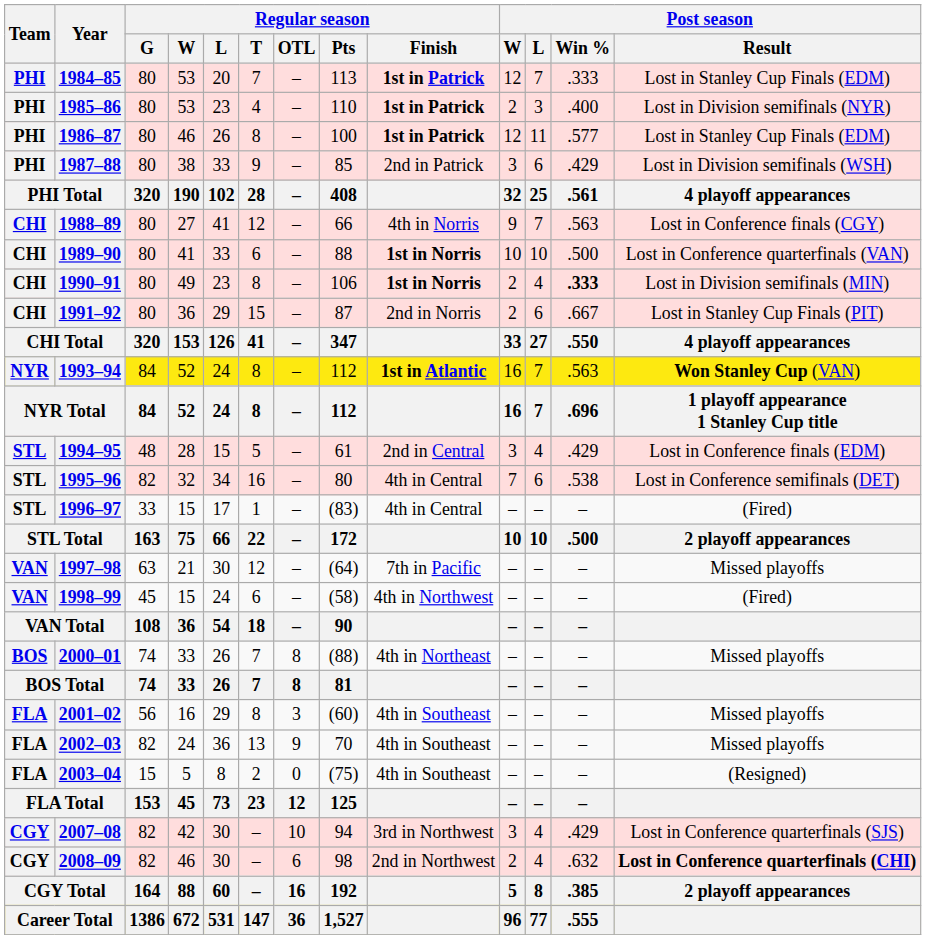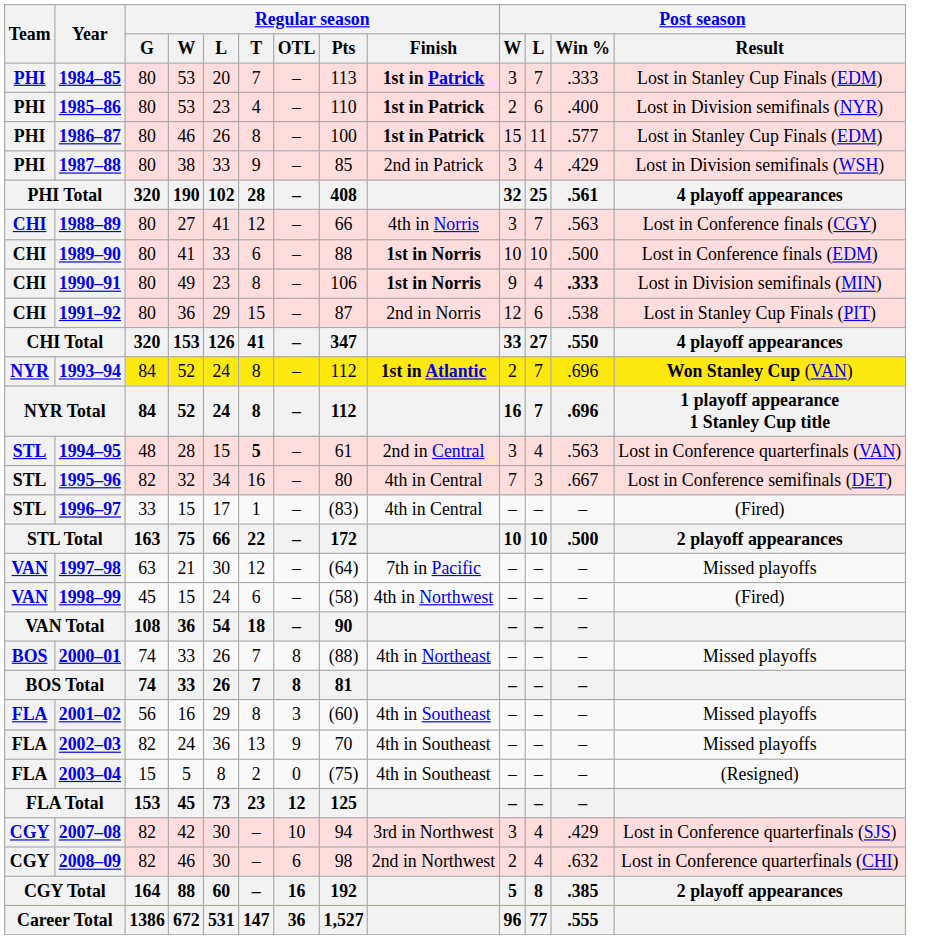(512, 77) 12 -> (512, 77) 3
(538, 107) 3 -> (538, 107) 6
(512, 136) 12 -> (512, 136) 15
(538, 165) 6 -> (538, 165) 4
(512, 224) 9 -> (512, 224) 3
(767, 253) Lost in Conference quarterfinals (VAN) -> (760, 253) Lost in Conference finals (EDM)
(512, 283) 2 -> (512, 283) 9
(512, 312) 2 -> (512, 312) 12
(583, 312) .667 -> (583, 312) .538
(512, 371) 16 -> (512, 371) 2
(583, 371) .563 -> (583, 371) .696
(256, 450) normal -> (256, 450) bold
(583, 450) .429 -> (583, 450) .563
(767, 450) Lost in Conference finals (EDM) -> (760, 450) Lost in Conference quarterfinals (VAN)
(538, 480) 6 -> (538, 480) 3
(583, 480) .538 -> (583, 480) .667
(767, 861) bold -> (760, 861) normal
